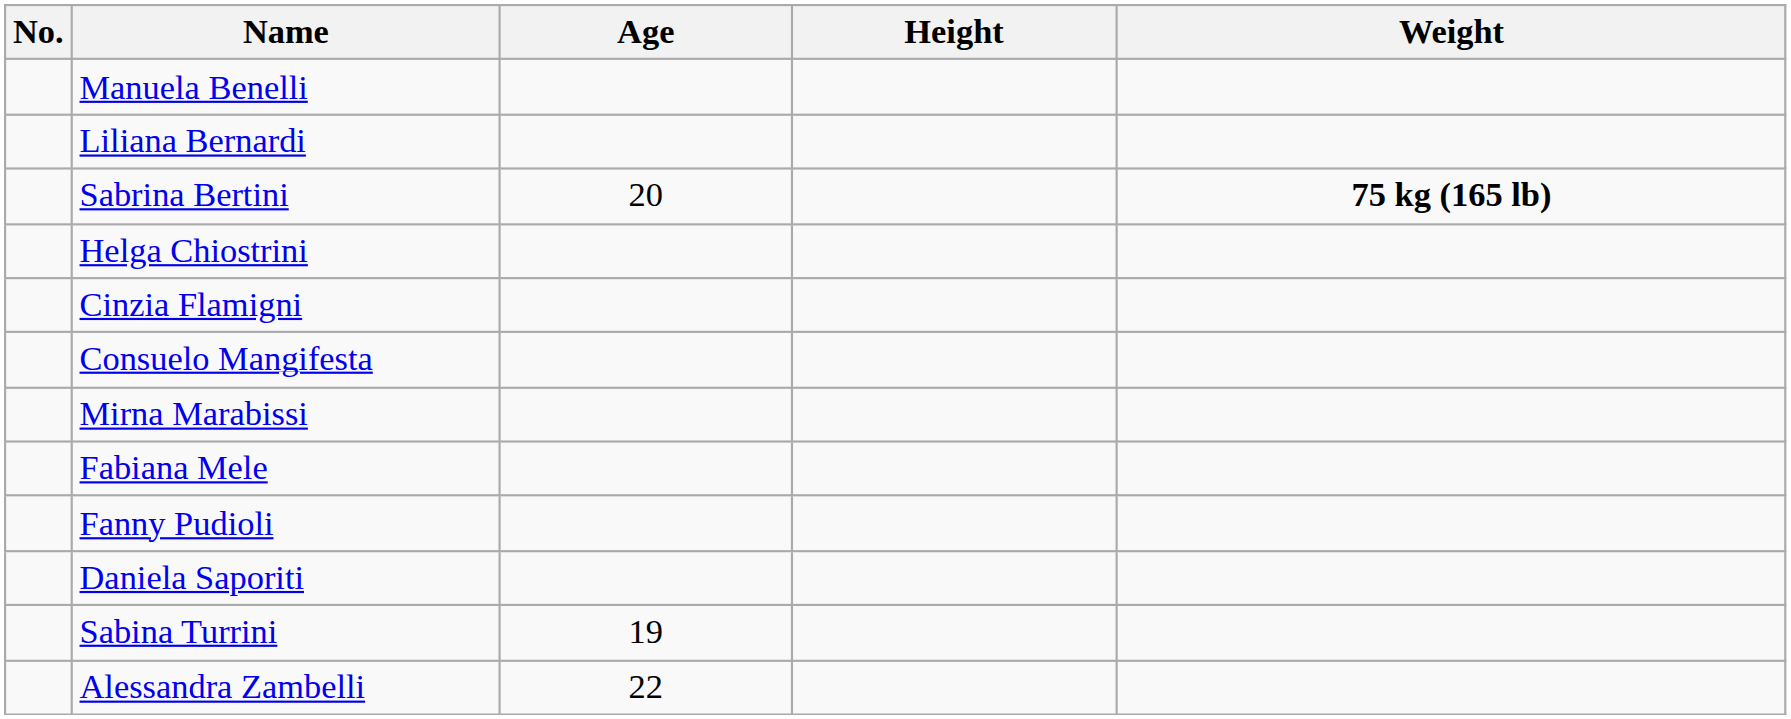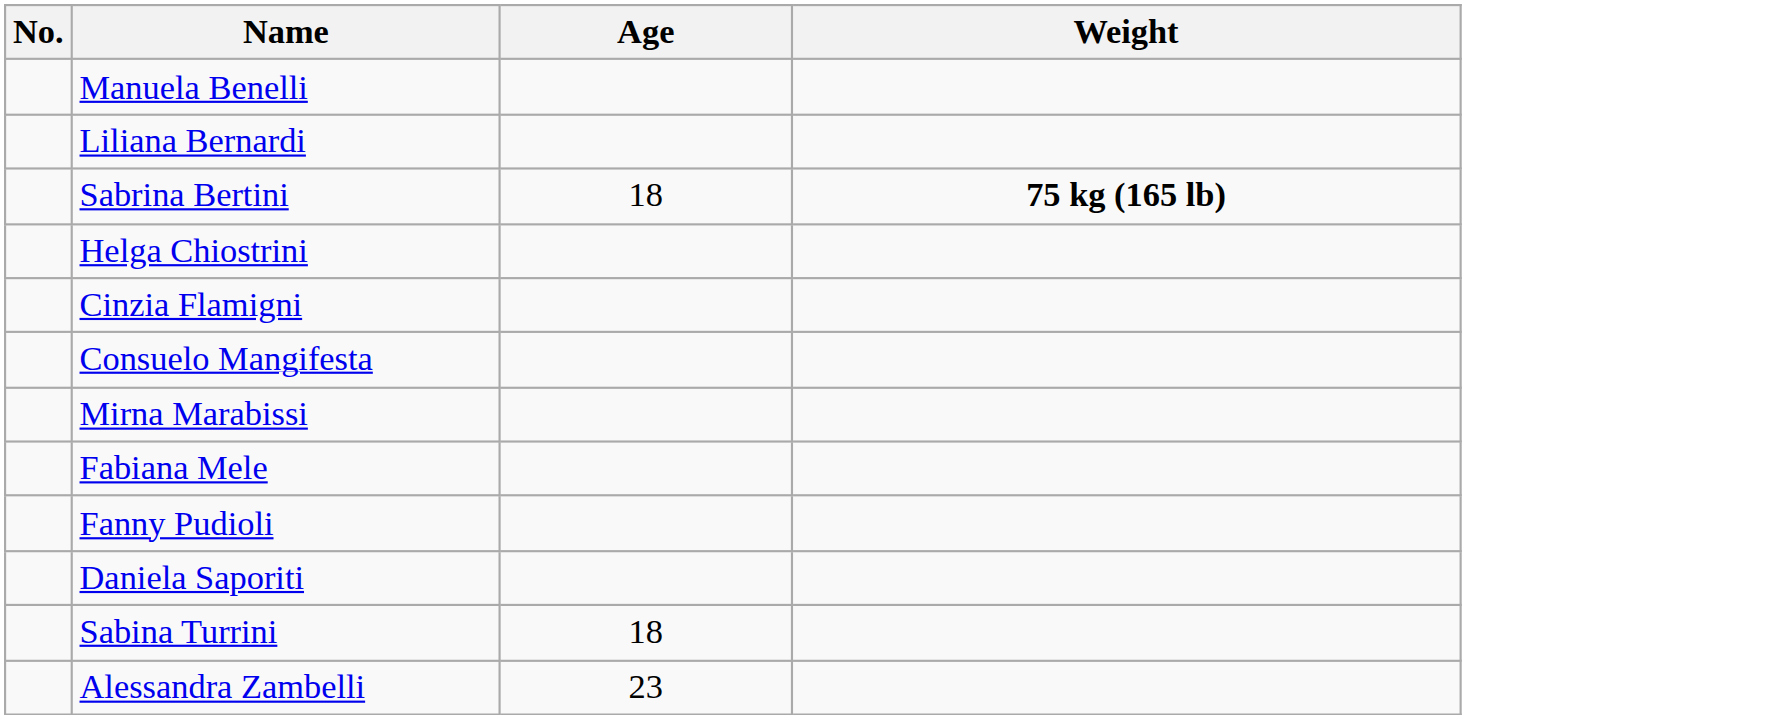- column: (954, 31)
(646, 195) 20 -> (646, 195) 18
(646, 631) 19 -> (646, 631) 18
(646, 686) 22 -> (646, 686) 23
